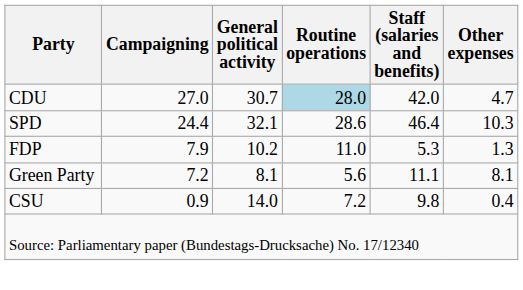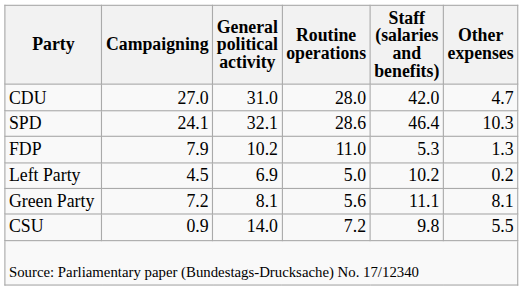(262, 97) 30.7 -> (262, 97) 31.0
(351, 97) lightblue background -> (351, 97) no background
(193, 123) 24.4 -> (193, 123) 24.1
+ row: (45, 175)
(503, 201) 0.4 -> (503, 227) 5.5
